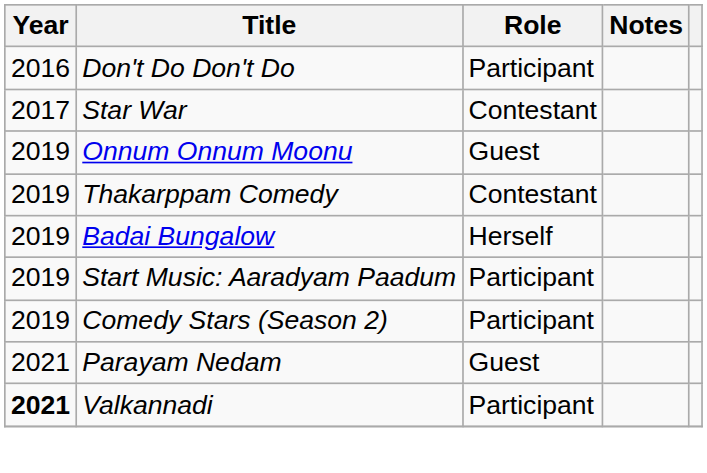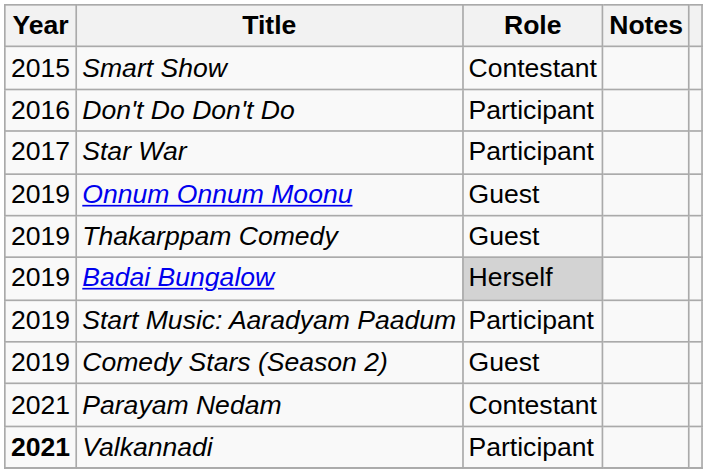+ row: (155, 67)
(533, 109) Contestant -> (531, 151) Participant
(533, 194) Contestant -> (504, 236) Guest
(511, 236) no background -> (511, 278) lightgrey background
(531, 320) Participant -> (504, 362) Guest
(504, 362) Guest -> (533, 404) Contestant
